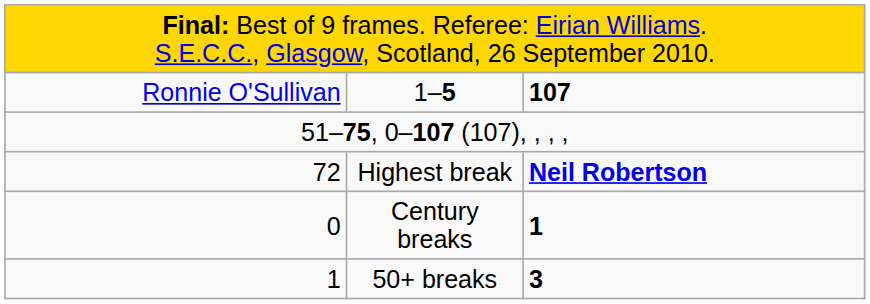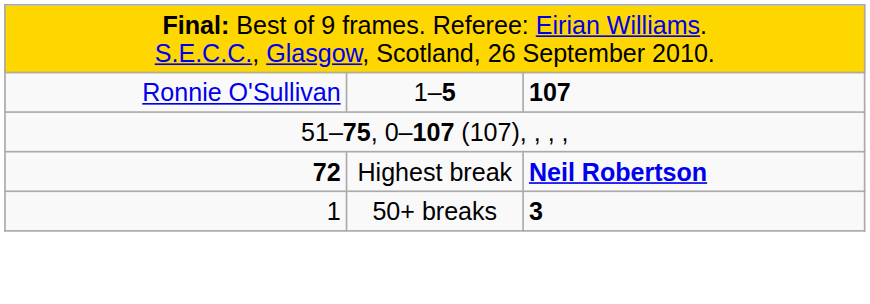(327, 172) normal -> (327, 172) bold
- row: (435, 226)
